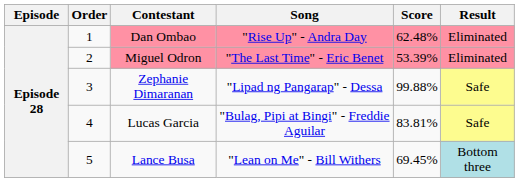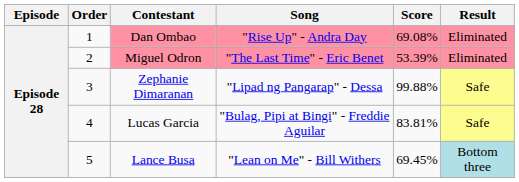(417, 36) 62.48% -> (417, 36) 69.08%
